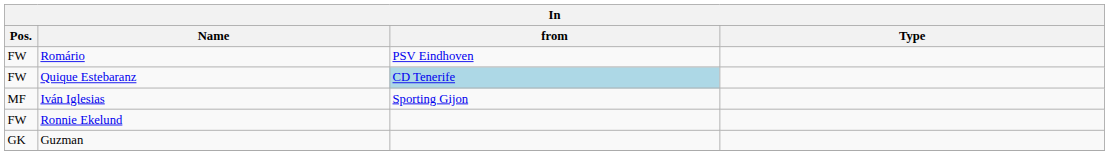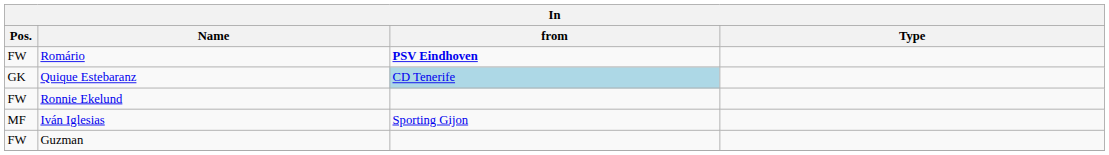(433, 57) normal -> (435, 57) bold
(17, 78) FW -> (17, 78) GK
rows swapped: (73, 98) <-> (81, 119)
(17, 140) GK -> (17, 140) FW
